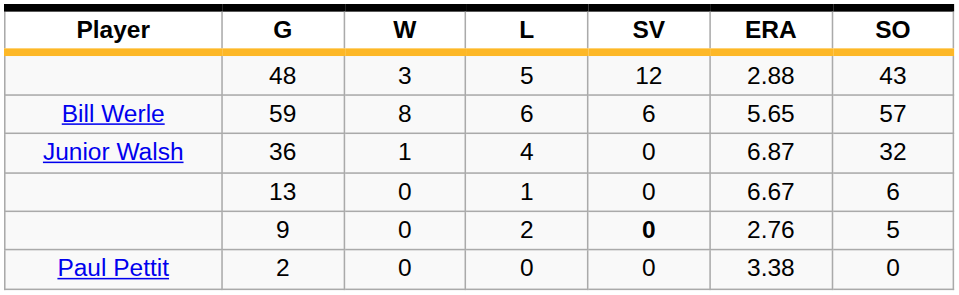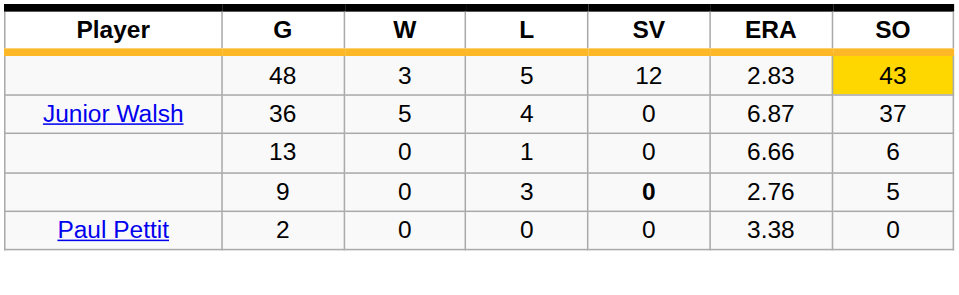(771, 74) 2.88 -> (771, 74) 2.83
(893, 74) no background -> (893, 74) gold background
- row: (283, 113)
(405, 152) 1 -> (405, 113) 5
(893, 152) 32 -> (893, 113) 37
(771, 191) 6.67 -> (771, 152) 6.66
(527, 230) 2 -> (527, 191) 3
